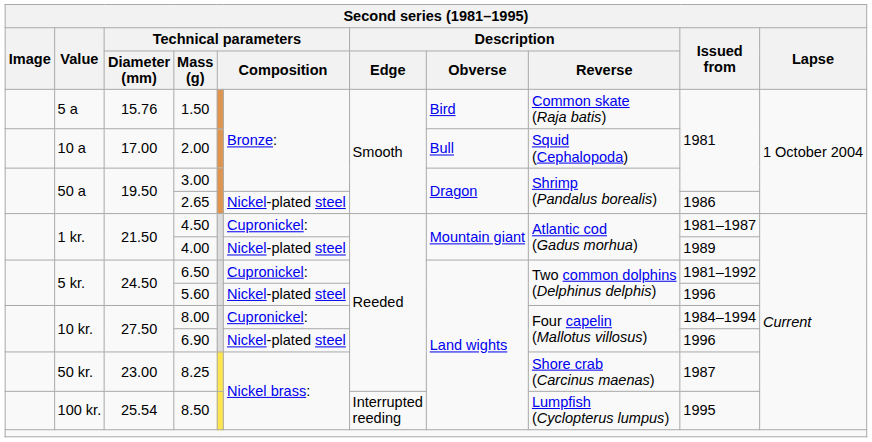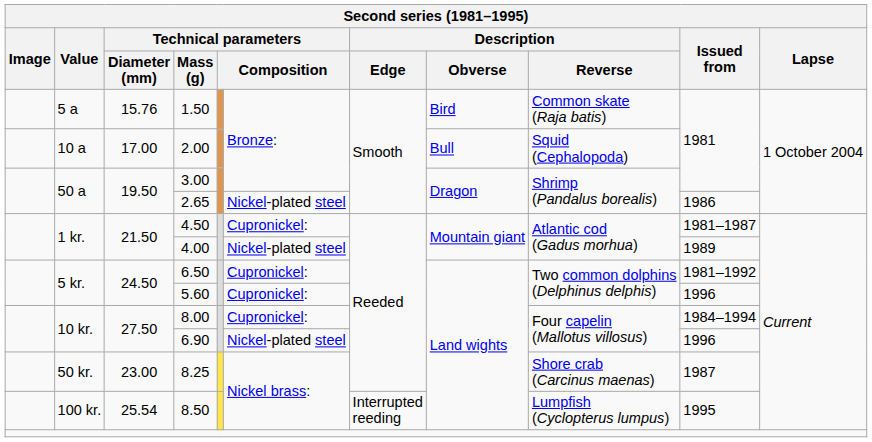(286, 294) Nickel-plated steel -> (267, 294) Cupronickel:
